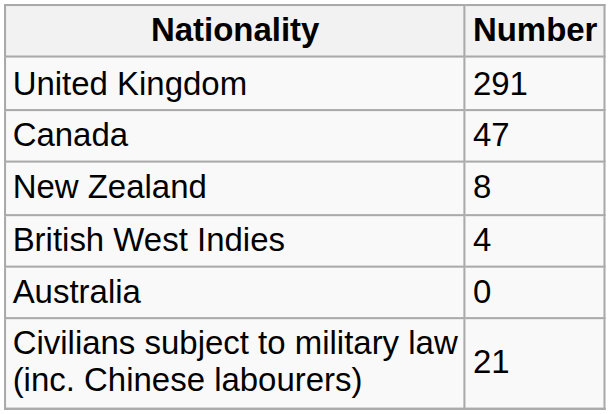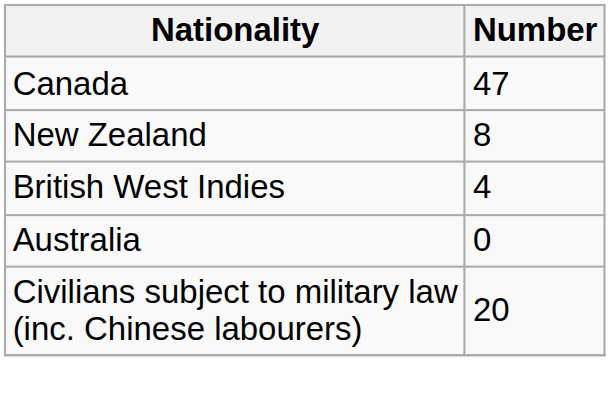- row: (130, 82)
(491, 362) 21 -> (491, 310) 20
